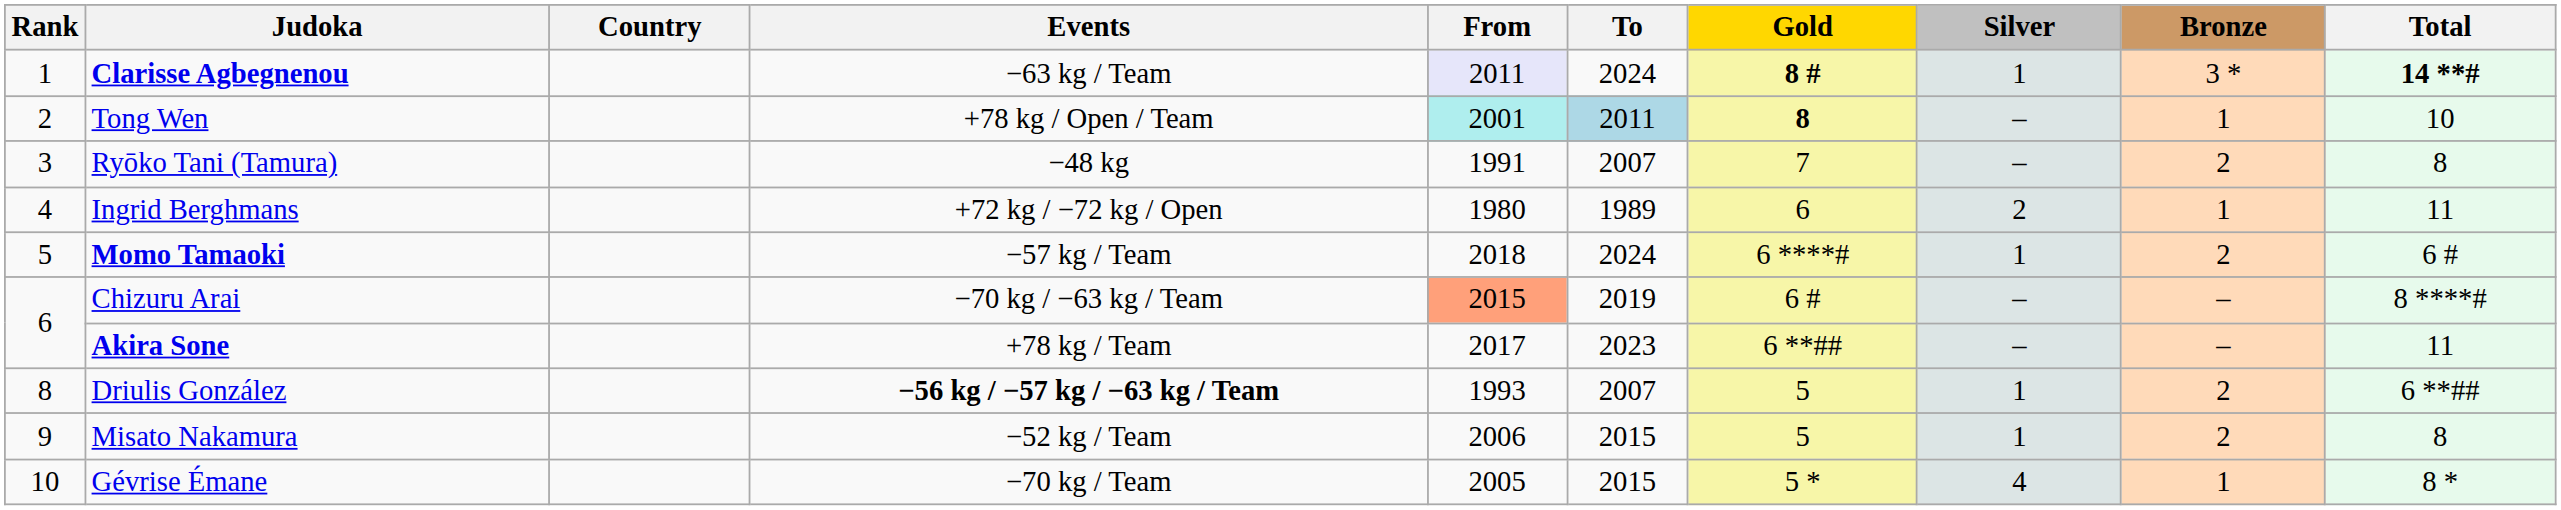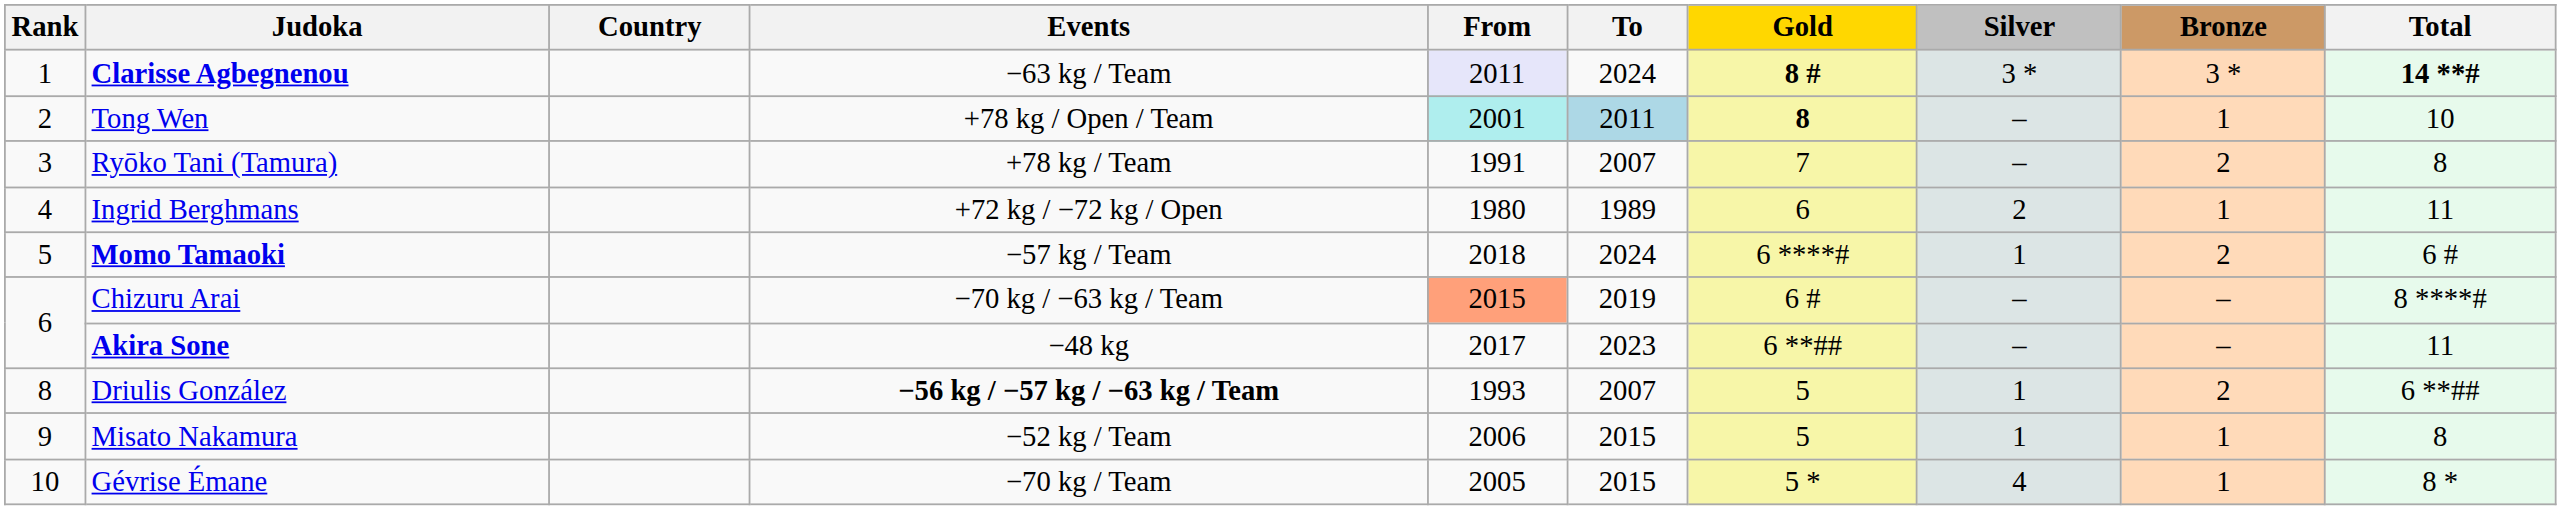(2019, 72) 1 -> (2019, 72) 3 *
(1089, 163) −48 kg -> (1089, 163) +78 kg / Team
(1089, 345) +78 kg / Team -> (1089, 345) −48 kg
(2223, 436) 2 -> (2223, 436) 1
